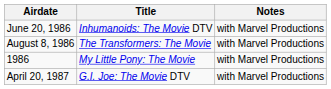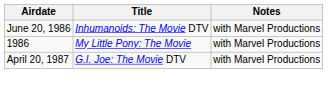- row: (41, 44)
